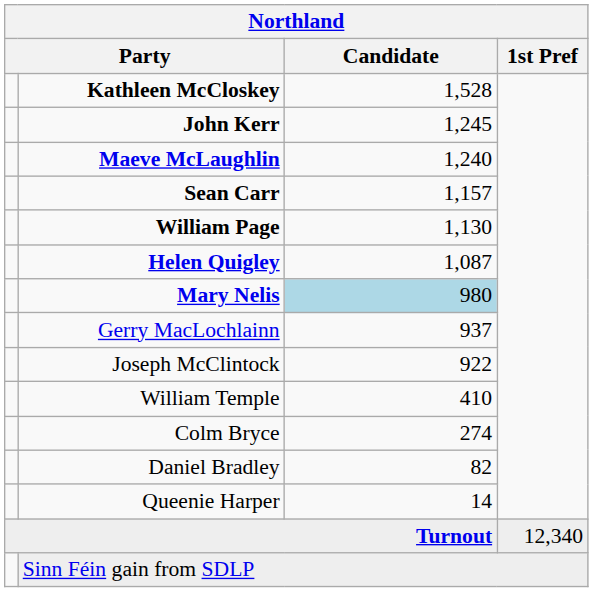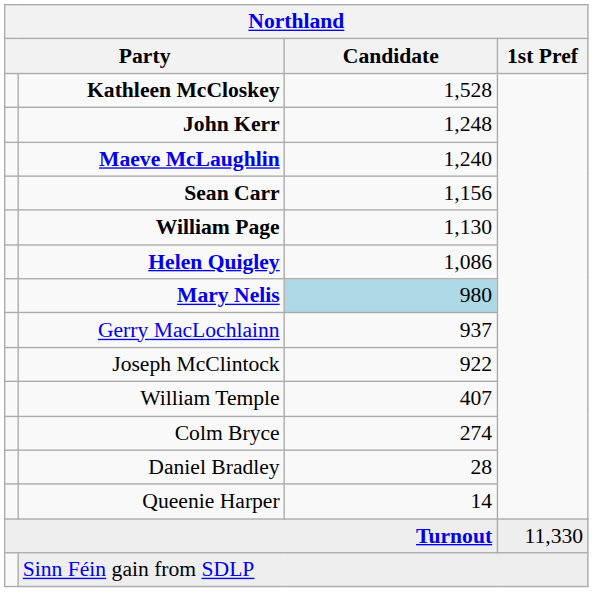(468, 124) 1,245 -> (468, 124) 1,248
(468, 192) 1,157 -> (468, 192) 1,156
(468, 261) 1,087 -> (468, 261) 1,086
(476, 398) 410 -> (476, 398) 407
(481, 466) 82 -> (481, 466) 28
(553, 535) 12,340 -> (554, 535) 11,330
